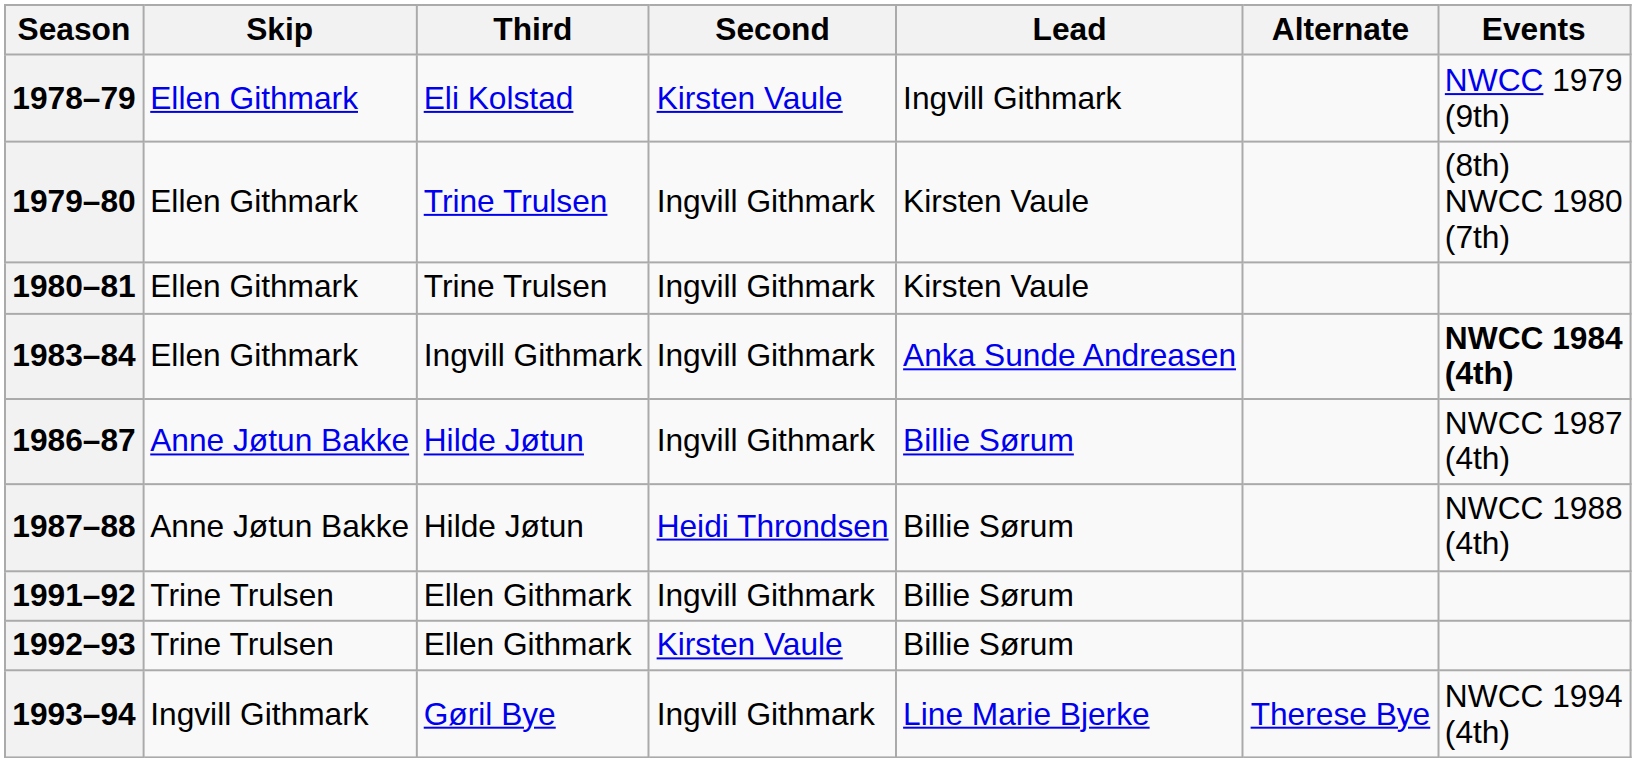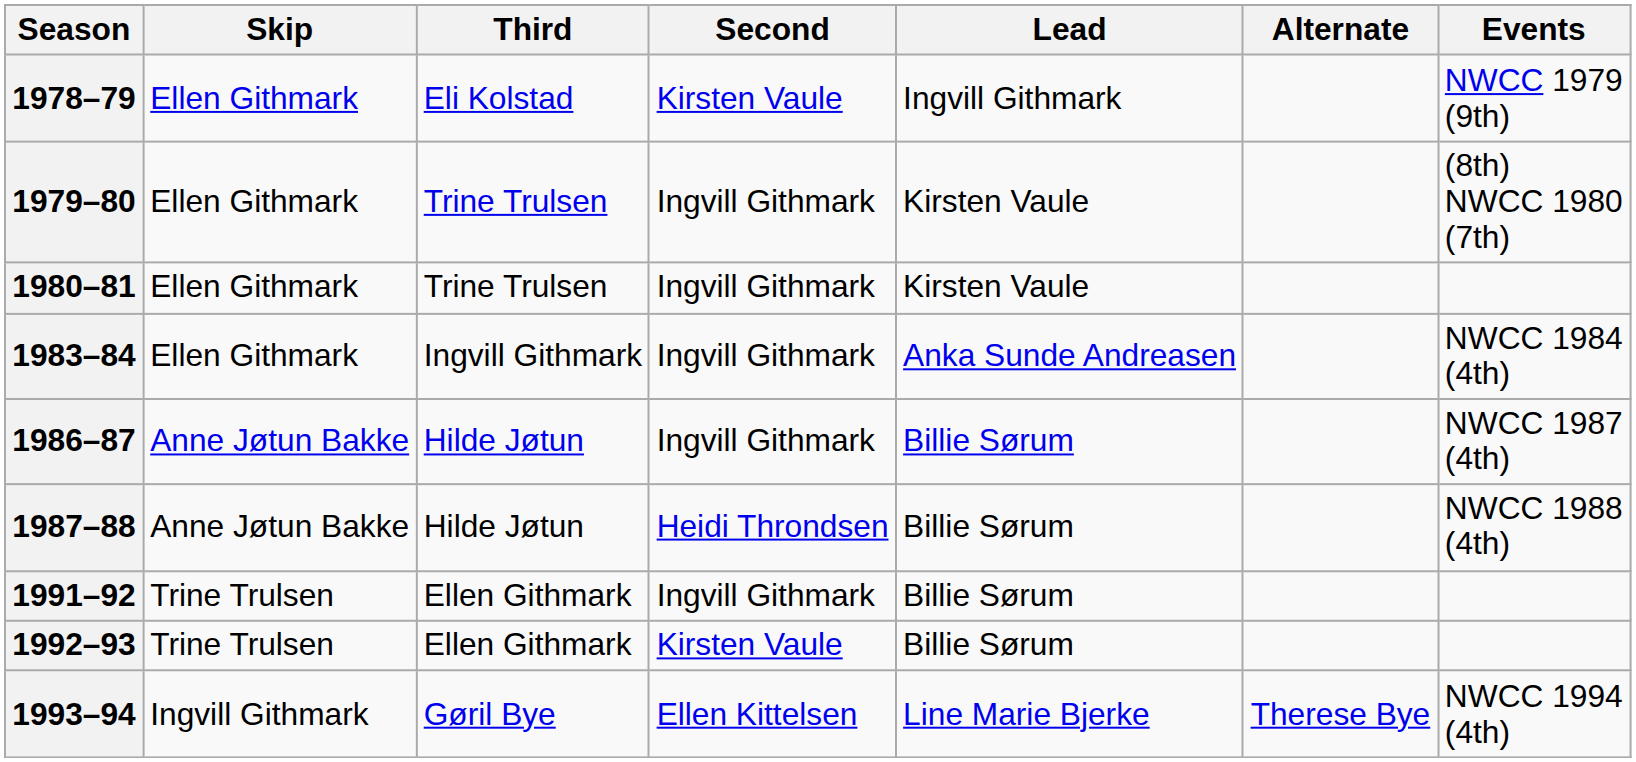(1534, 355) bold -> (1534, 355) normal
(766, 713) Ingvill Githmark -> (757, 713) Ellen Kittelsen
